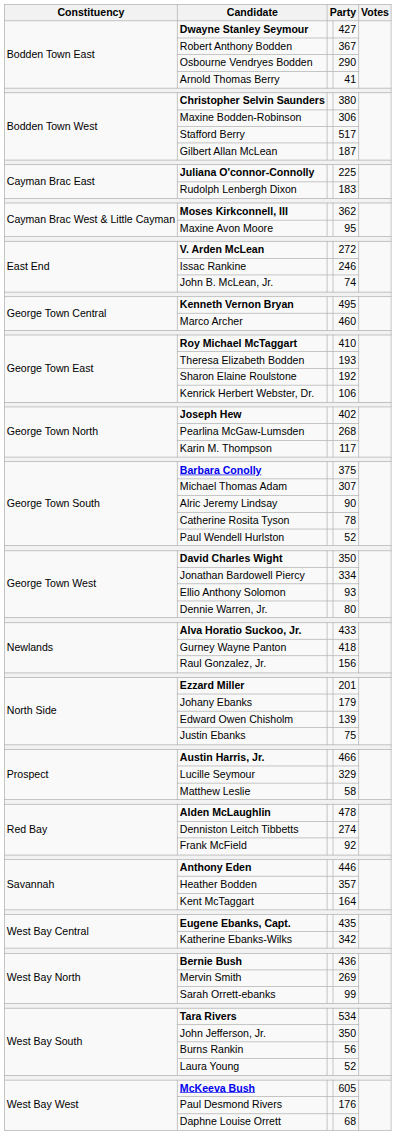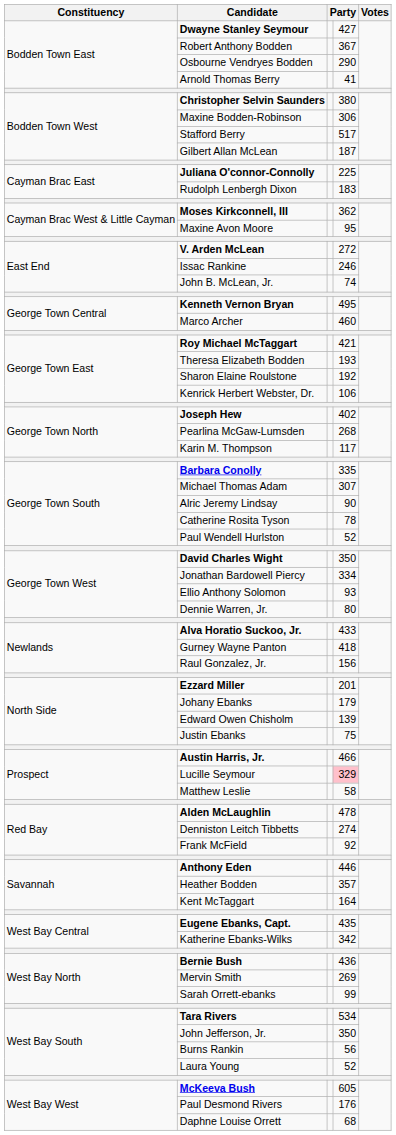(347, 343) 410 -> (347, 343) 421
(347, 470) 375 -> (347, 470) 335
(347, 774) no background -> (347, 774) pink background
